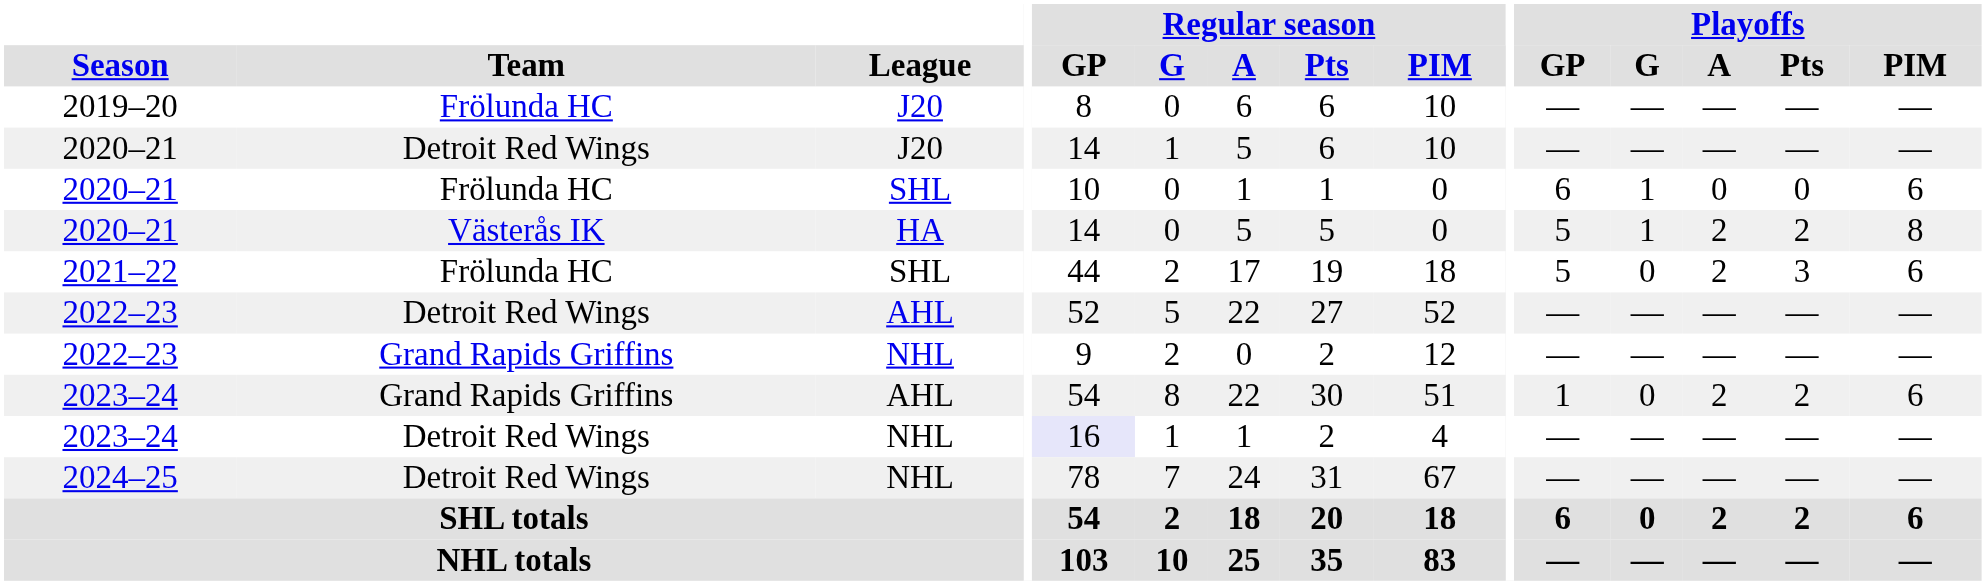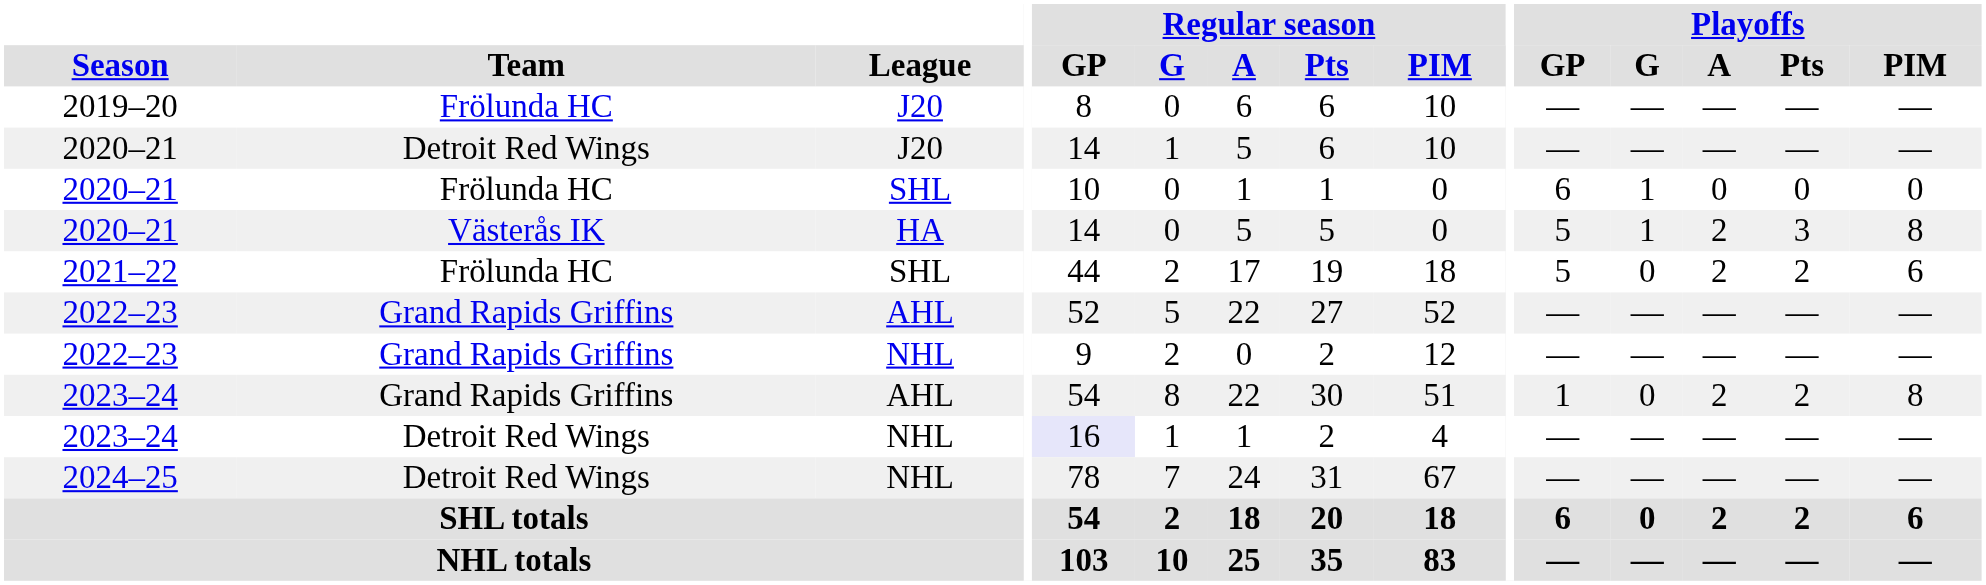(1915, 188) 6 -> (1915, 188) 0
(1802, 230) 2 -> (1802, 230) 3
(1802, 271) 3 -> (1802, 271) 2
(526, 312) Detroit Red Wings -> (526, 312) Grand Rapids Griffins
(1915, 394) 6 -> (1915, 394) 8
